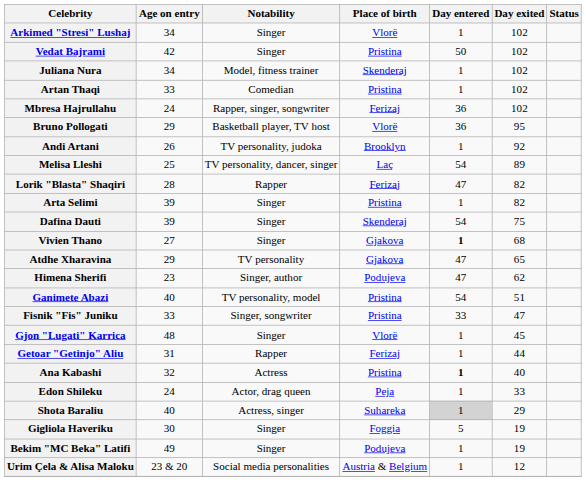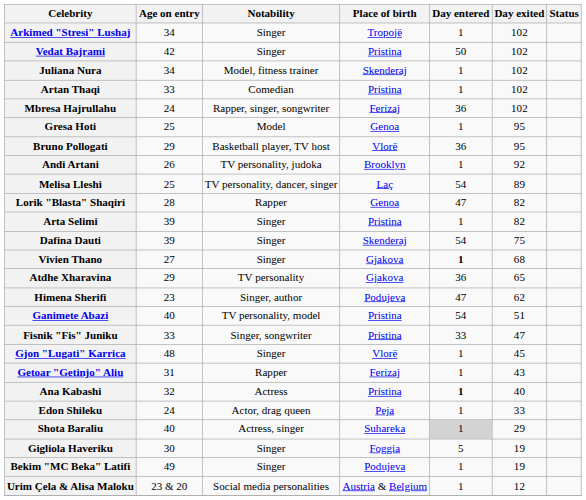(385, 32) Vlorë -> (385, 32) Tropojë
+ row: (70, 127)
(385, 183) Ferizaj -> (385, 202) Genoa
(461, 259) 47 -> (461, 278) 36
(519, 353) 44 -> (519, 372) 43
